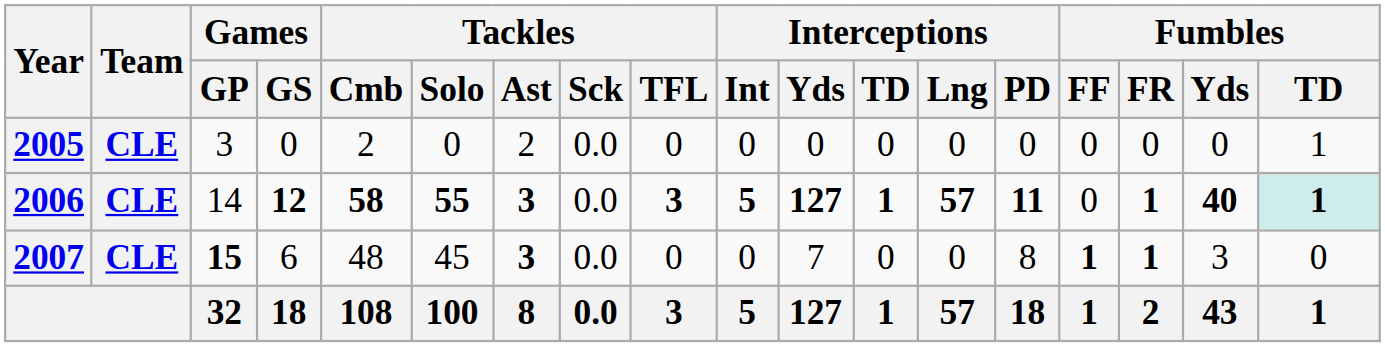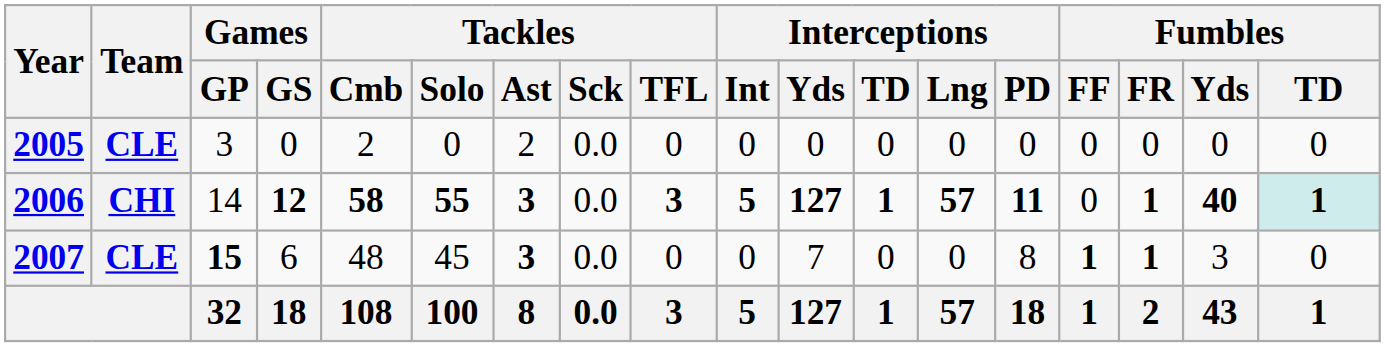(1319, 144) 1 -> (1319, 144) 0
(142, 200) CLE -> (142, 200) CHI
